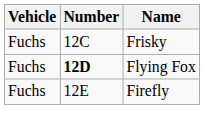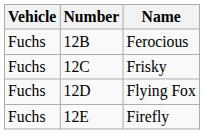+ row: (157, 41)
(77, 66) bold -> (77, 91) normal
